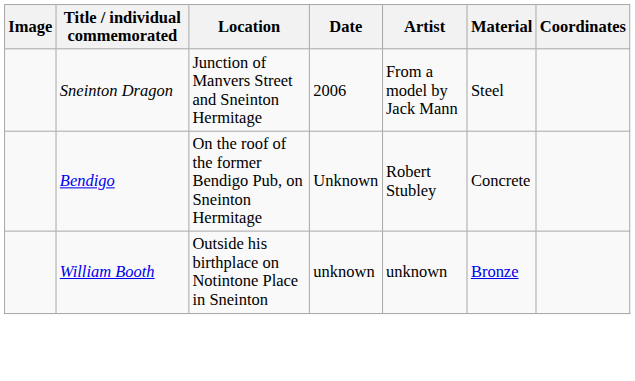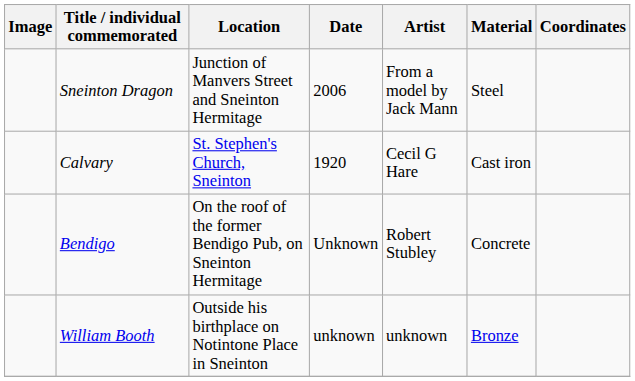+ row: (86, 162)
